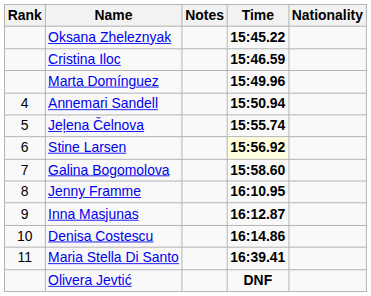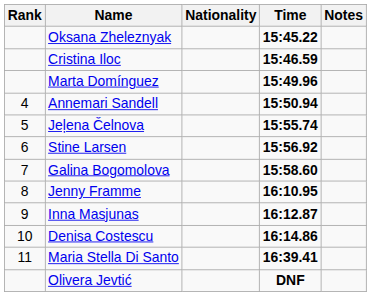columns swapped: (327, 15) <-> (205, 15)
(258, 147) lightyellow background -> (290, 147) no background
